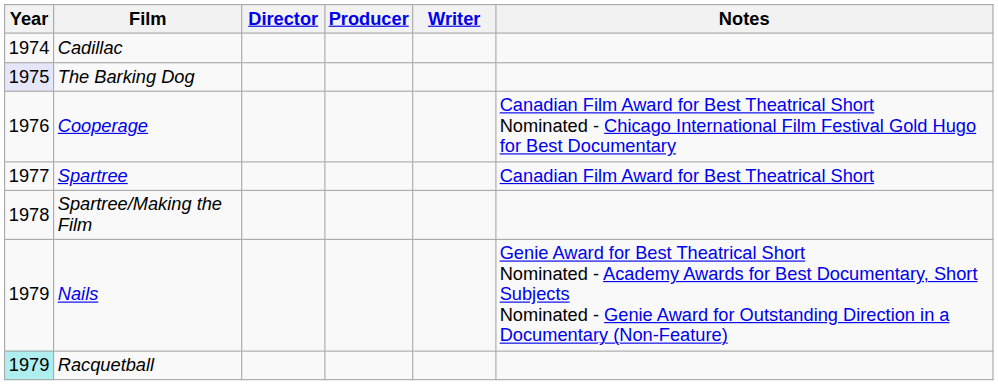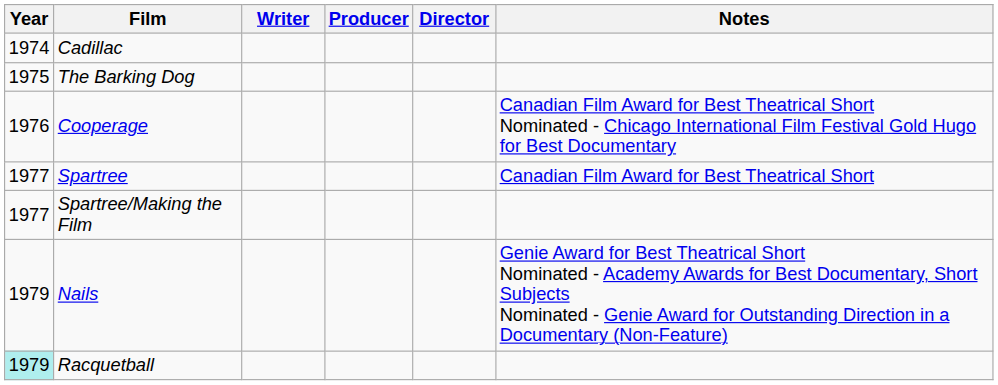columns swapped: (283, 18) <-> (454, 18)
(29, 76) lavender background -> (29, 76) no background
(29, 214) 1978 -> (29, 214) 1977
